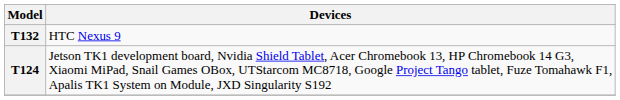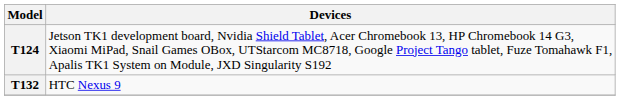rows swapped: (25, 70) <-> (25, 35)
